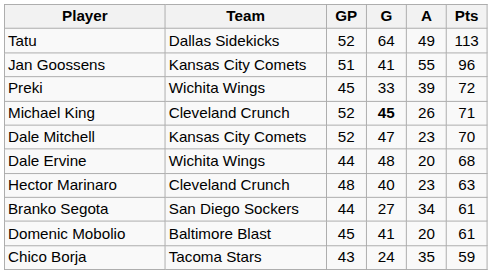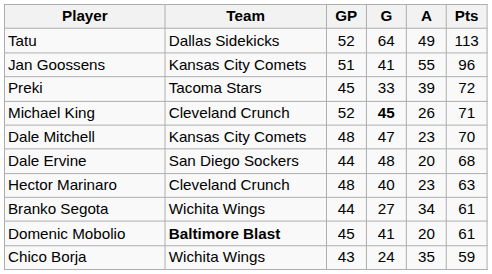(217, 88) Wichita Wings -> (215, 88) Tacoma Stars
(346, 137) 52 -> (346, 137) 48
(217, 161) Wichita Wings -> (234, 161) San Diego Sockers
(234, 209) San Diego Sockers -> (217, 209) Wichita Wings
(220, 233) normal -> (225, 233) bold
(215, 257) Tacoma Stars -> (217, 257) Wichita Wings
